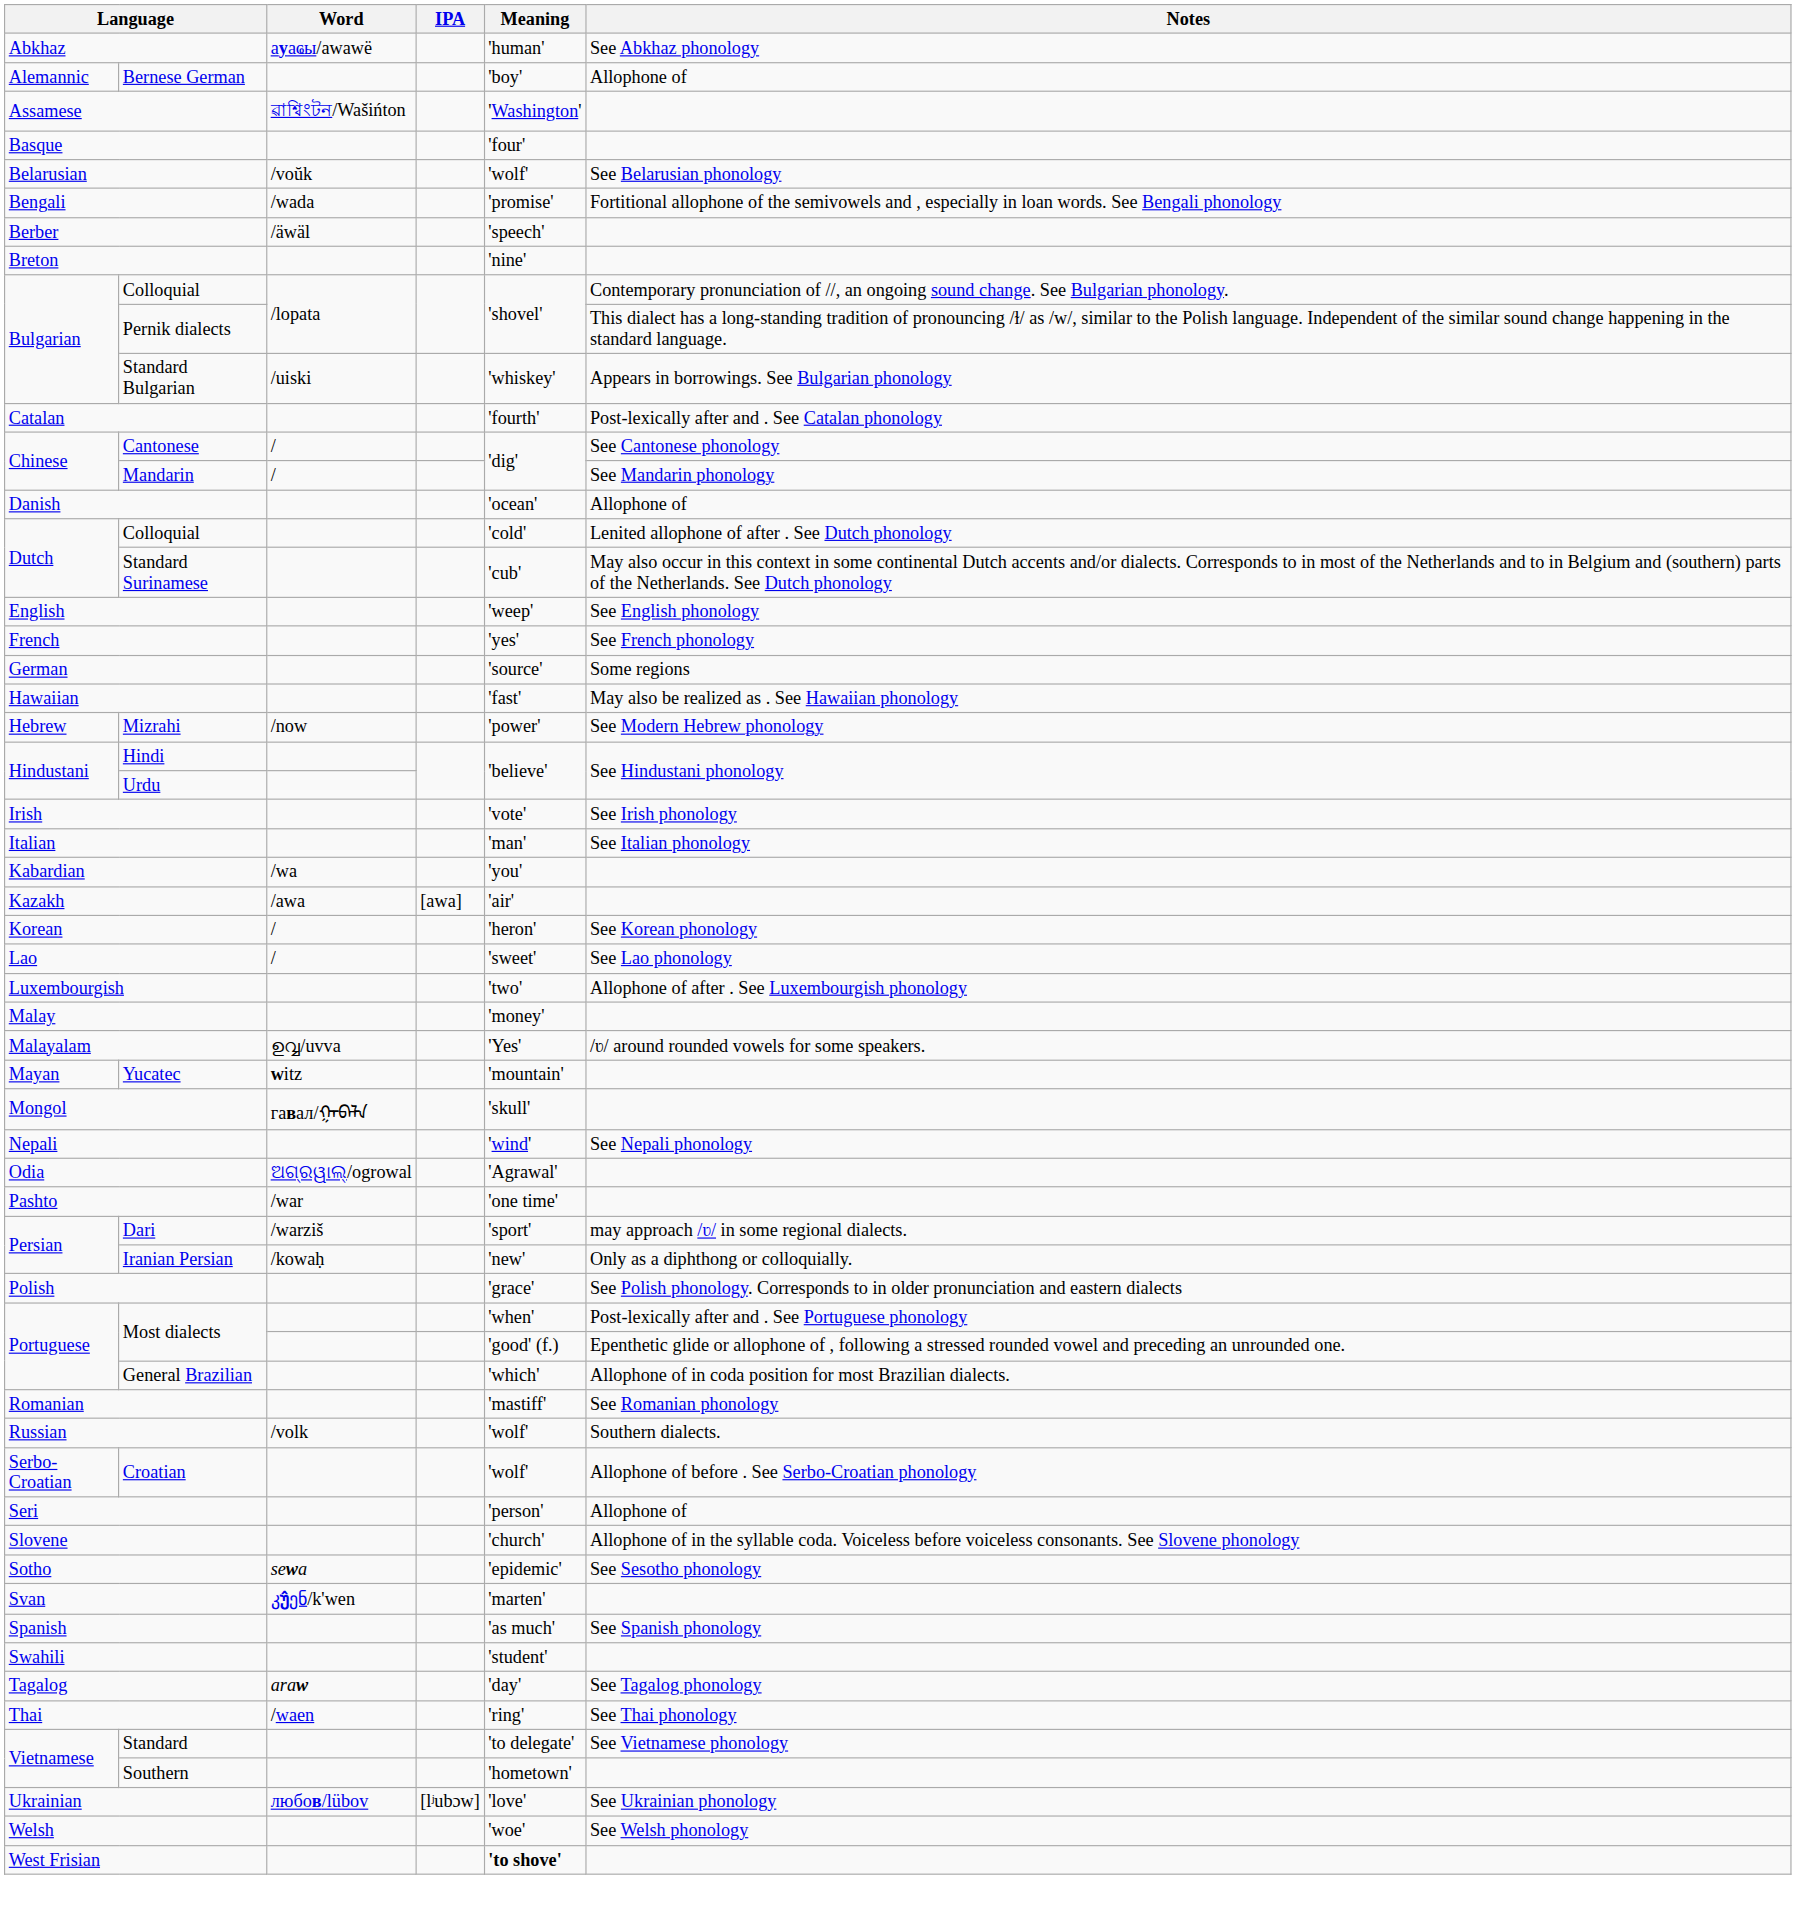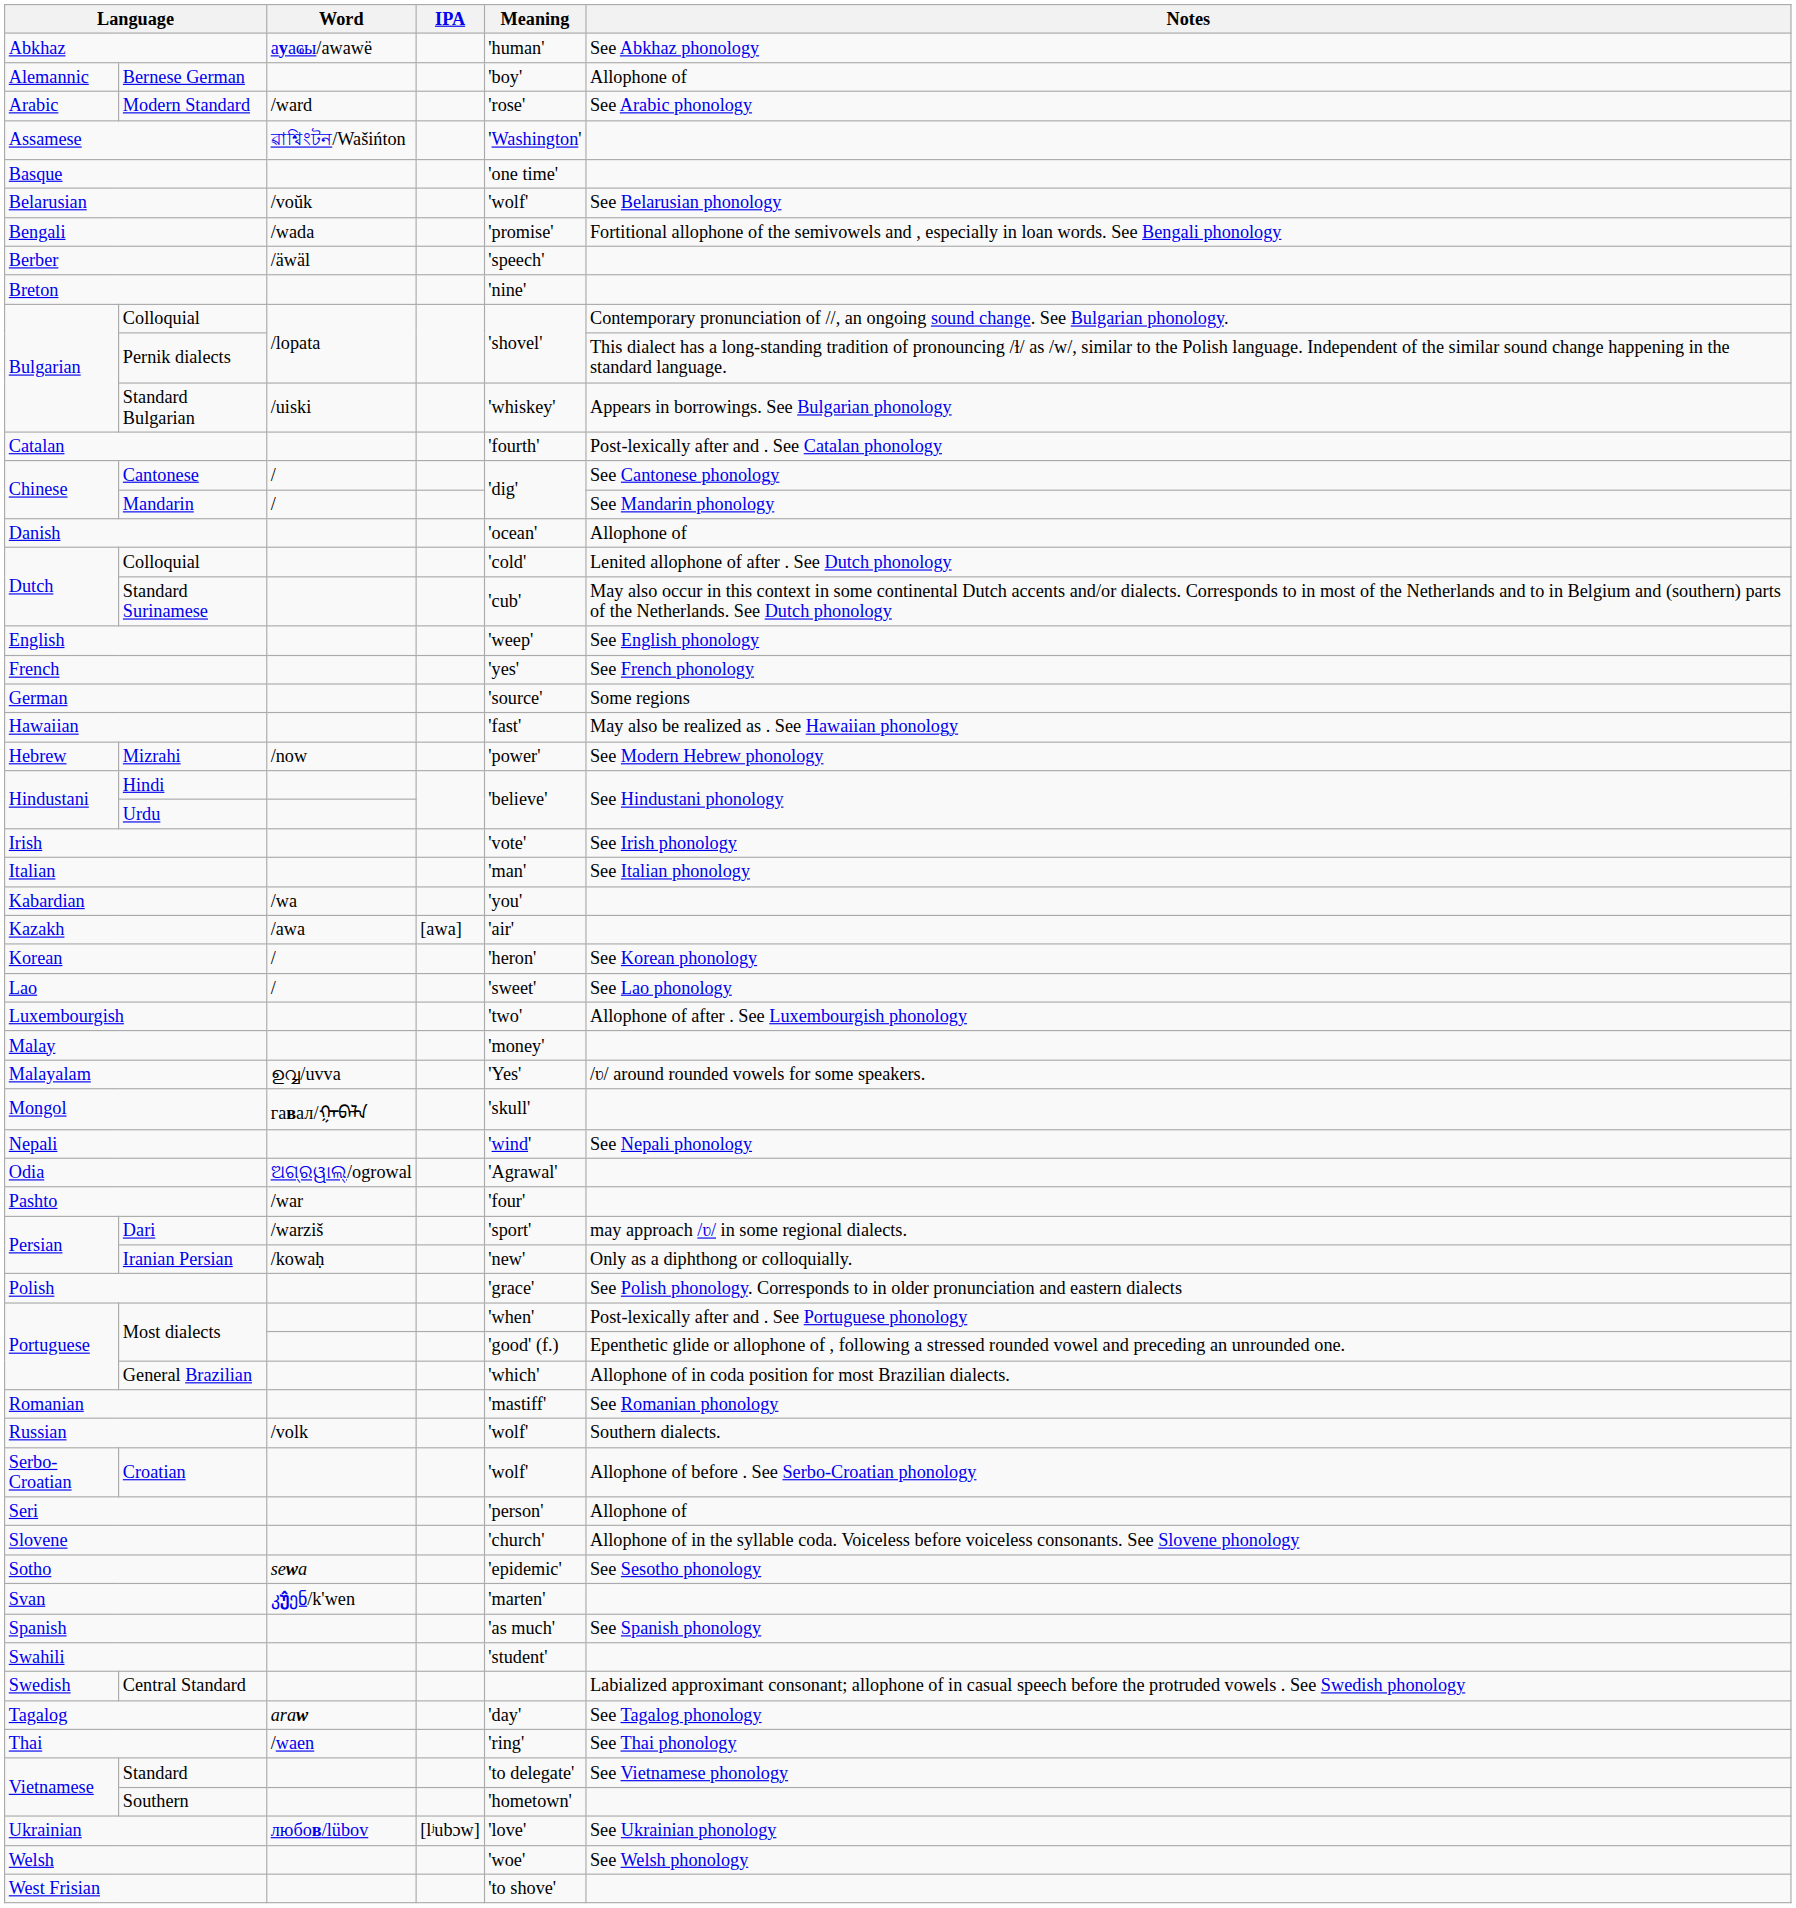+ row: (34, 105)
(507, 144) 'four' -> (523, 173) 'one time'
- row: (34, 1074)
(523, 1201) 'one time' -> (507, 1201) 'four'
+ row: (40, 1685)
(525, 1859) bold -> (522, 1888) normal
